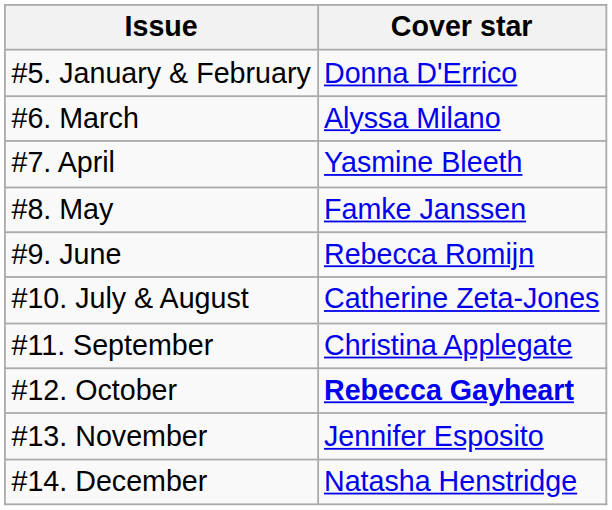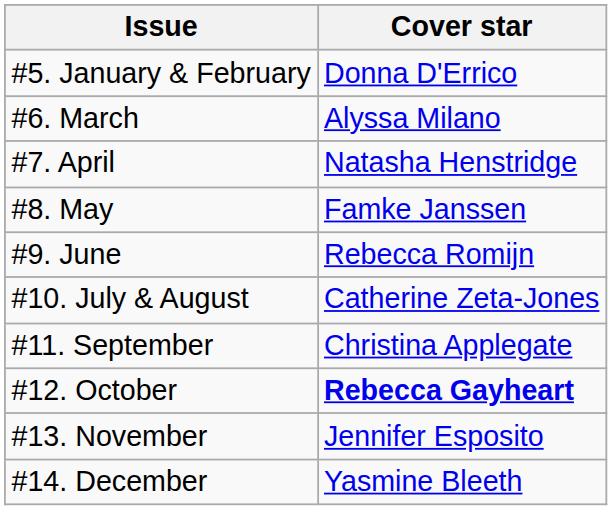(423, 163) Yasmine Bleeth -> (451, 163) Natasha Henstridge
(451, 481) Natasha Henstridge -> (423, 481) Yasmine Bleeth
